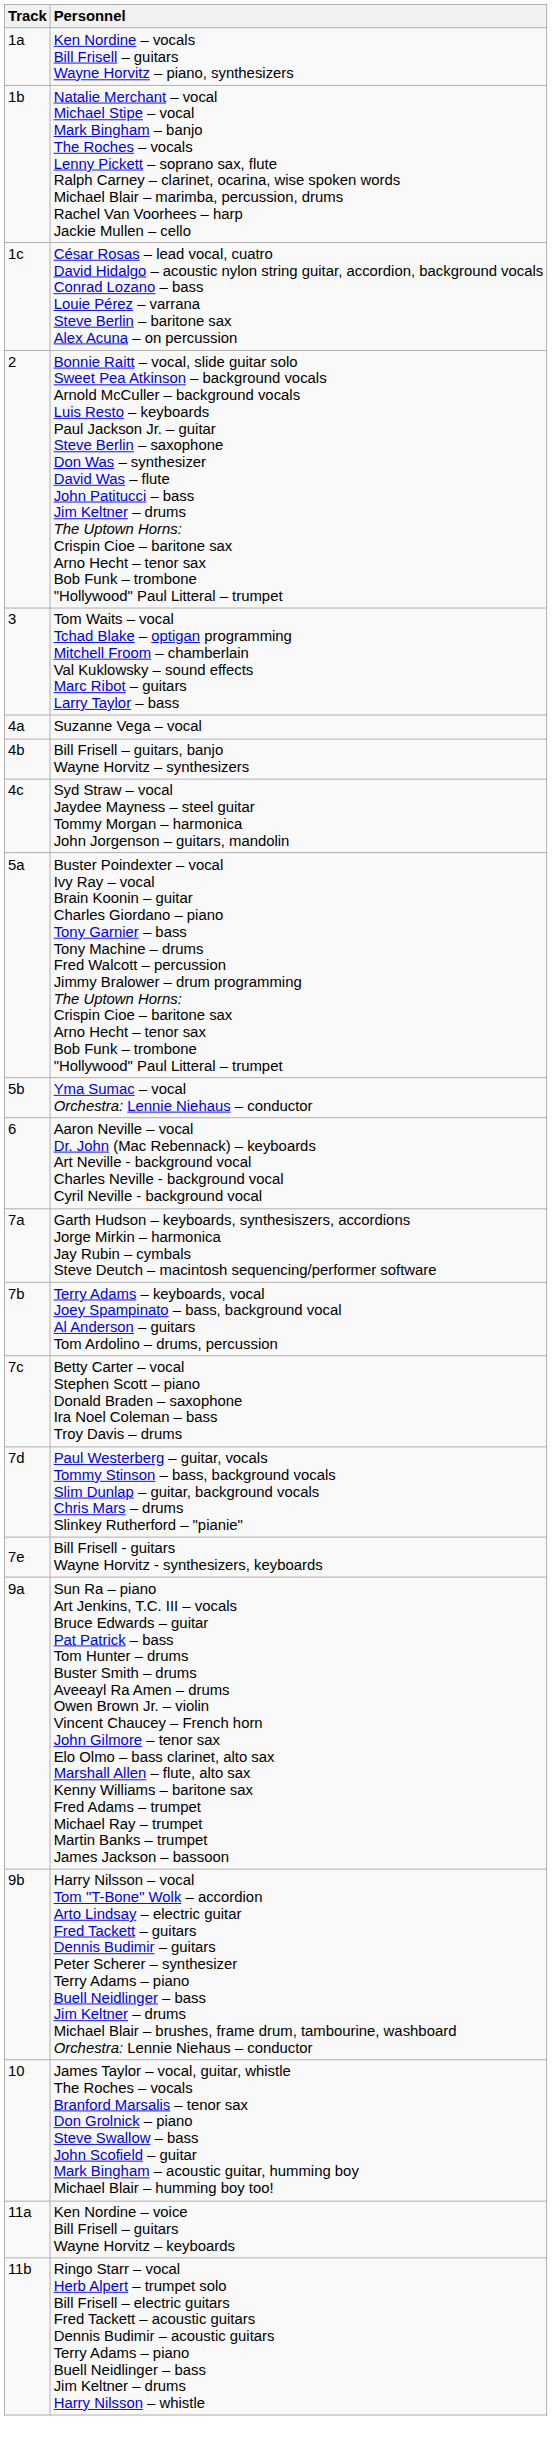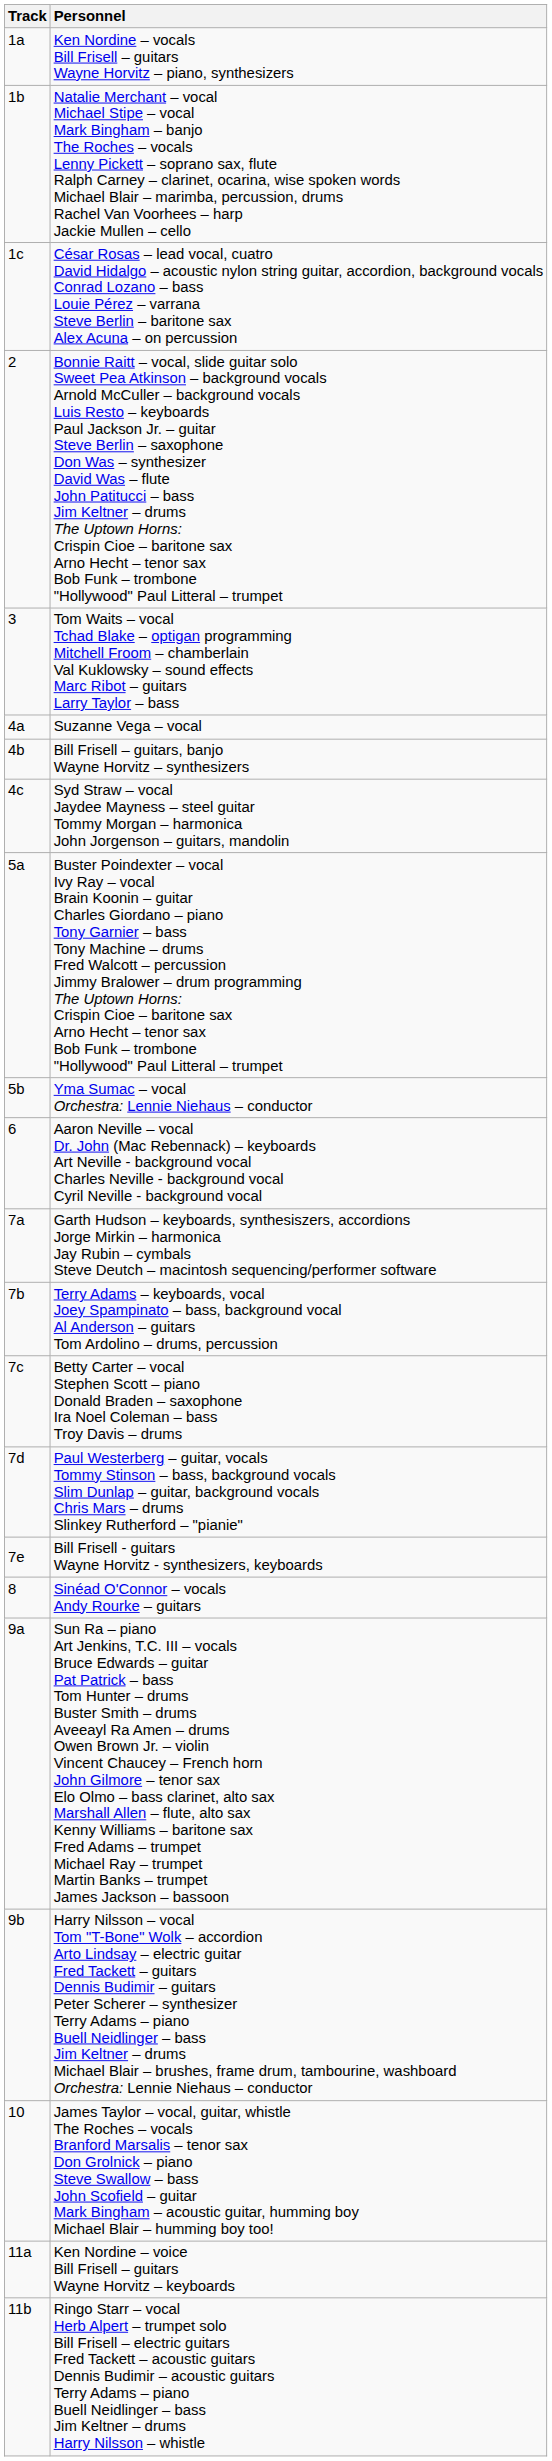+ row: (140, 1597)
